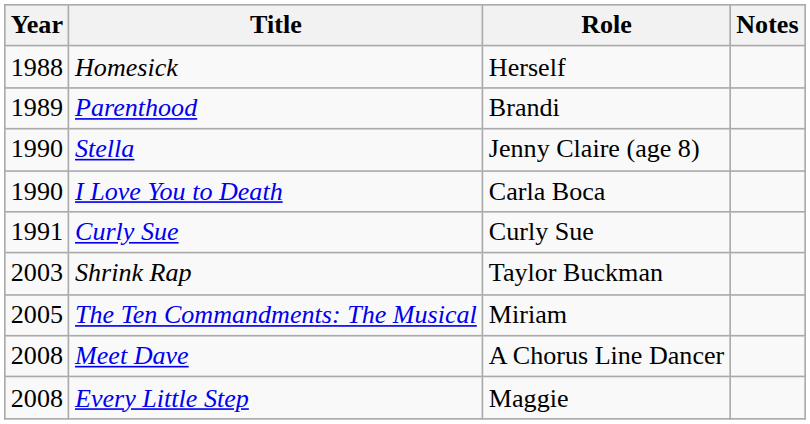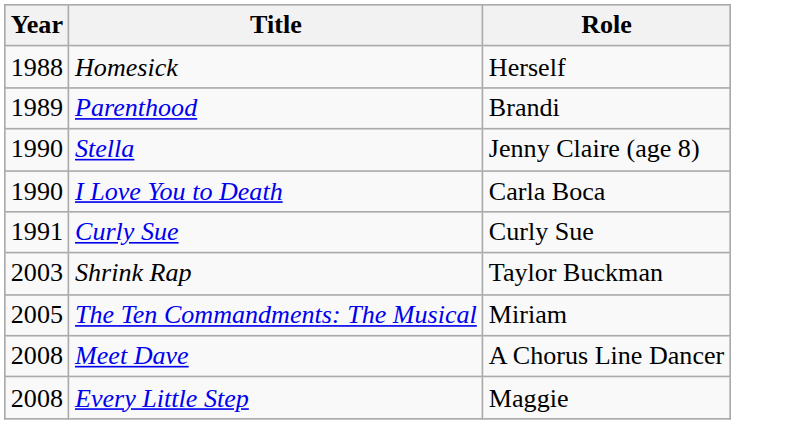- column: (767, 25)
